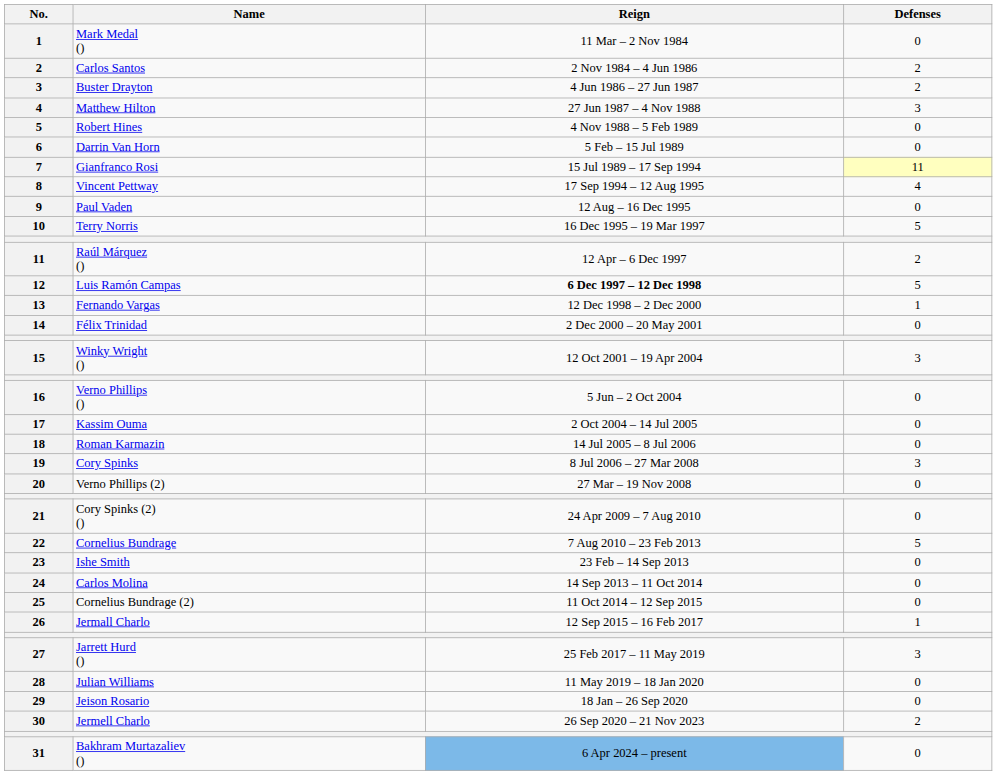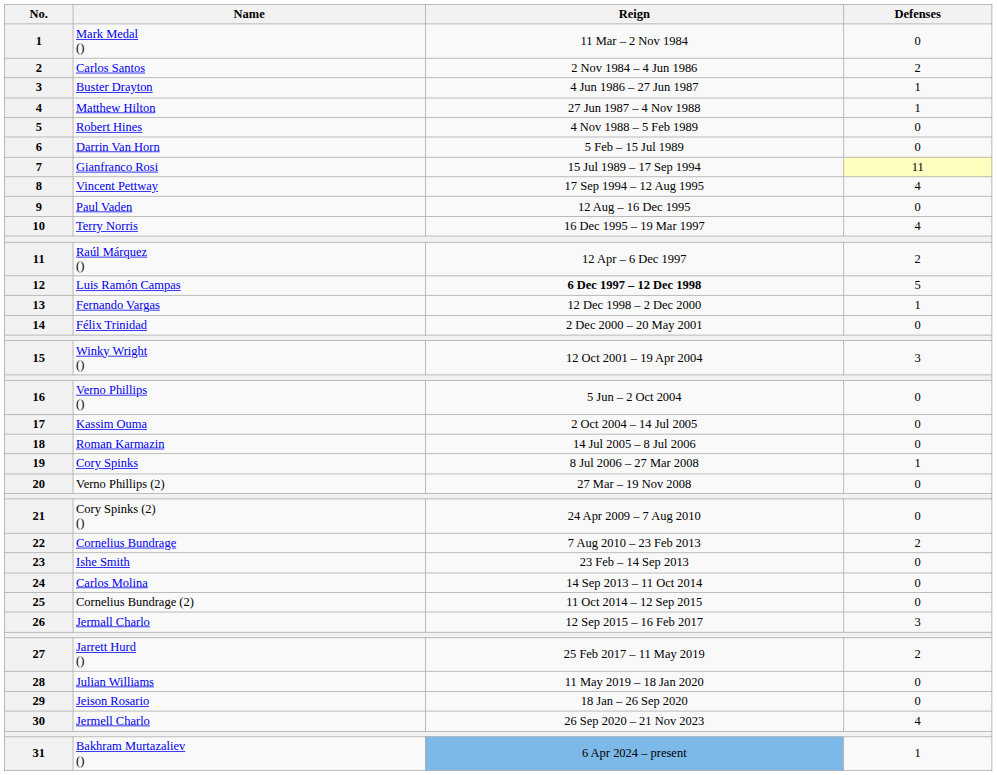(918, 87) 2 -> (918, 87) 1
(918, 107) 3 -> (918, 107) 1
(918, 226) 5 -> (918, 226) 4
(918, 463) 3 -> (918, 463) 1
(918, 543) 5 -> (918, 543) 2
(918, 622) 1 -> (918, 622) 3
(918, 654) 3 -> (918, 654) 2
(918, 721) 2 -> (918, 721) 4
(918, 753) 0 -> (918, 753) 1
